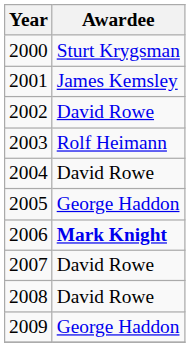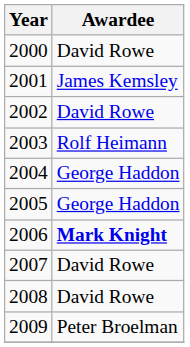(118, 50) Sturt Krygsman -> (105, 50) David Rowe
(105, 173) David Rowe -> (118, 173) George Haddon
(118, 326) George Haddon -> (117, 326) Peter Broelman
